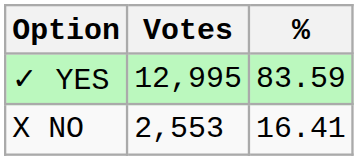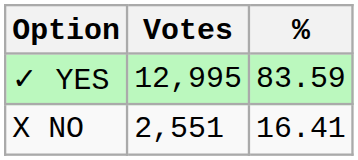(179, 129) 2,553 -> (179, 129) 2,551
